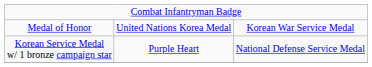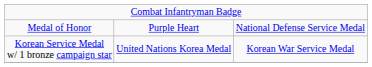(174, 28) United Nations Korea Medal -> (174, 28) Purple Heart
(300, 28) Korean War Service Medal -> (300, 28) National Defense Service Medal
(174, 49) Purple Heart -> (174, 49) United Nations Korea Medal
(300, 49) National Defense Service Medal -> (300, 49) Korean War Service Medal
